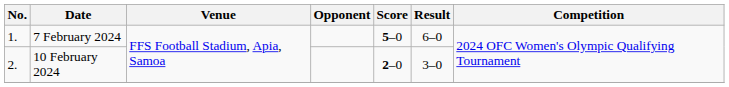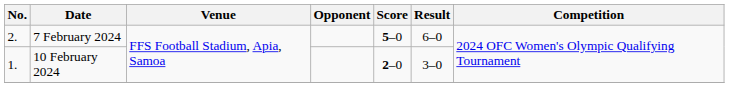(12, 36) 1. -> (12, 36) 2.
(12, 64) 2. -> (12, 64) 1.
